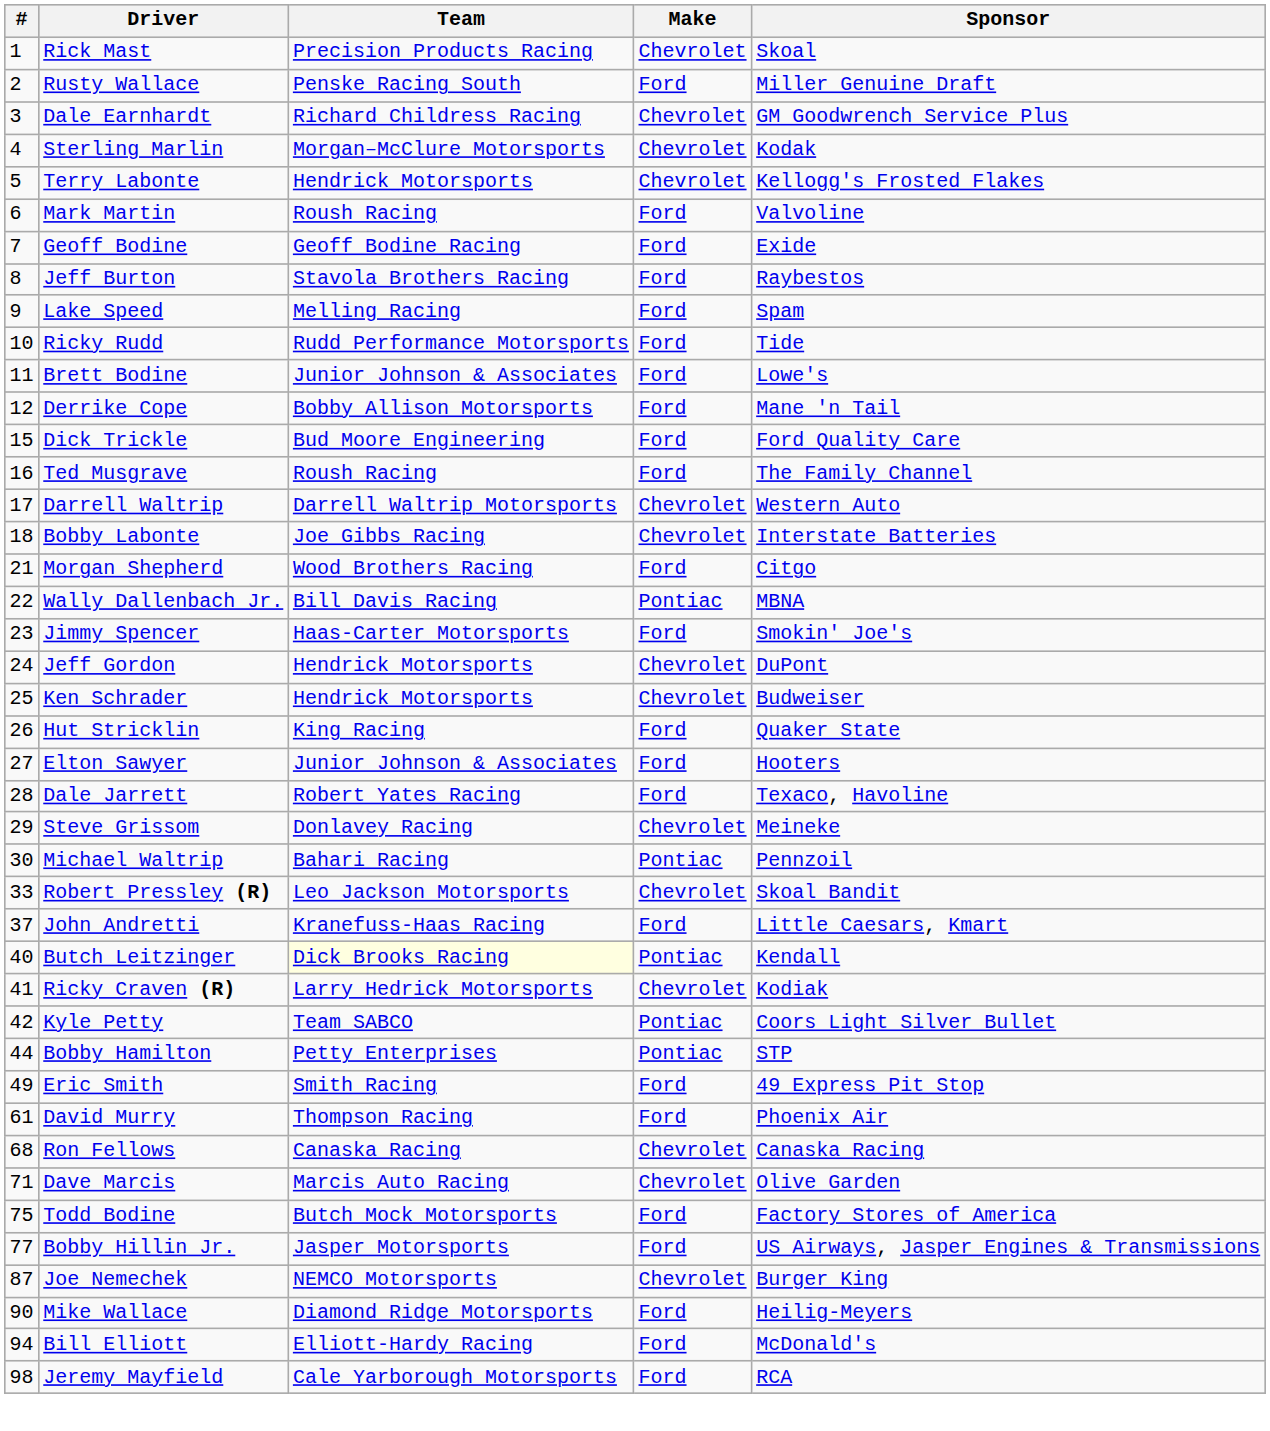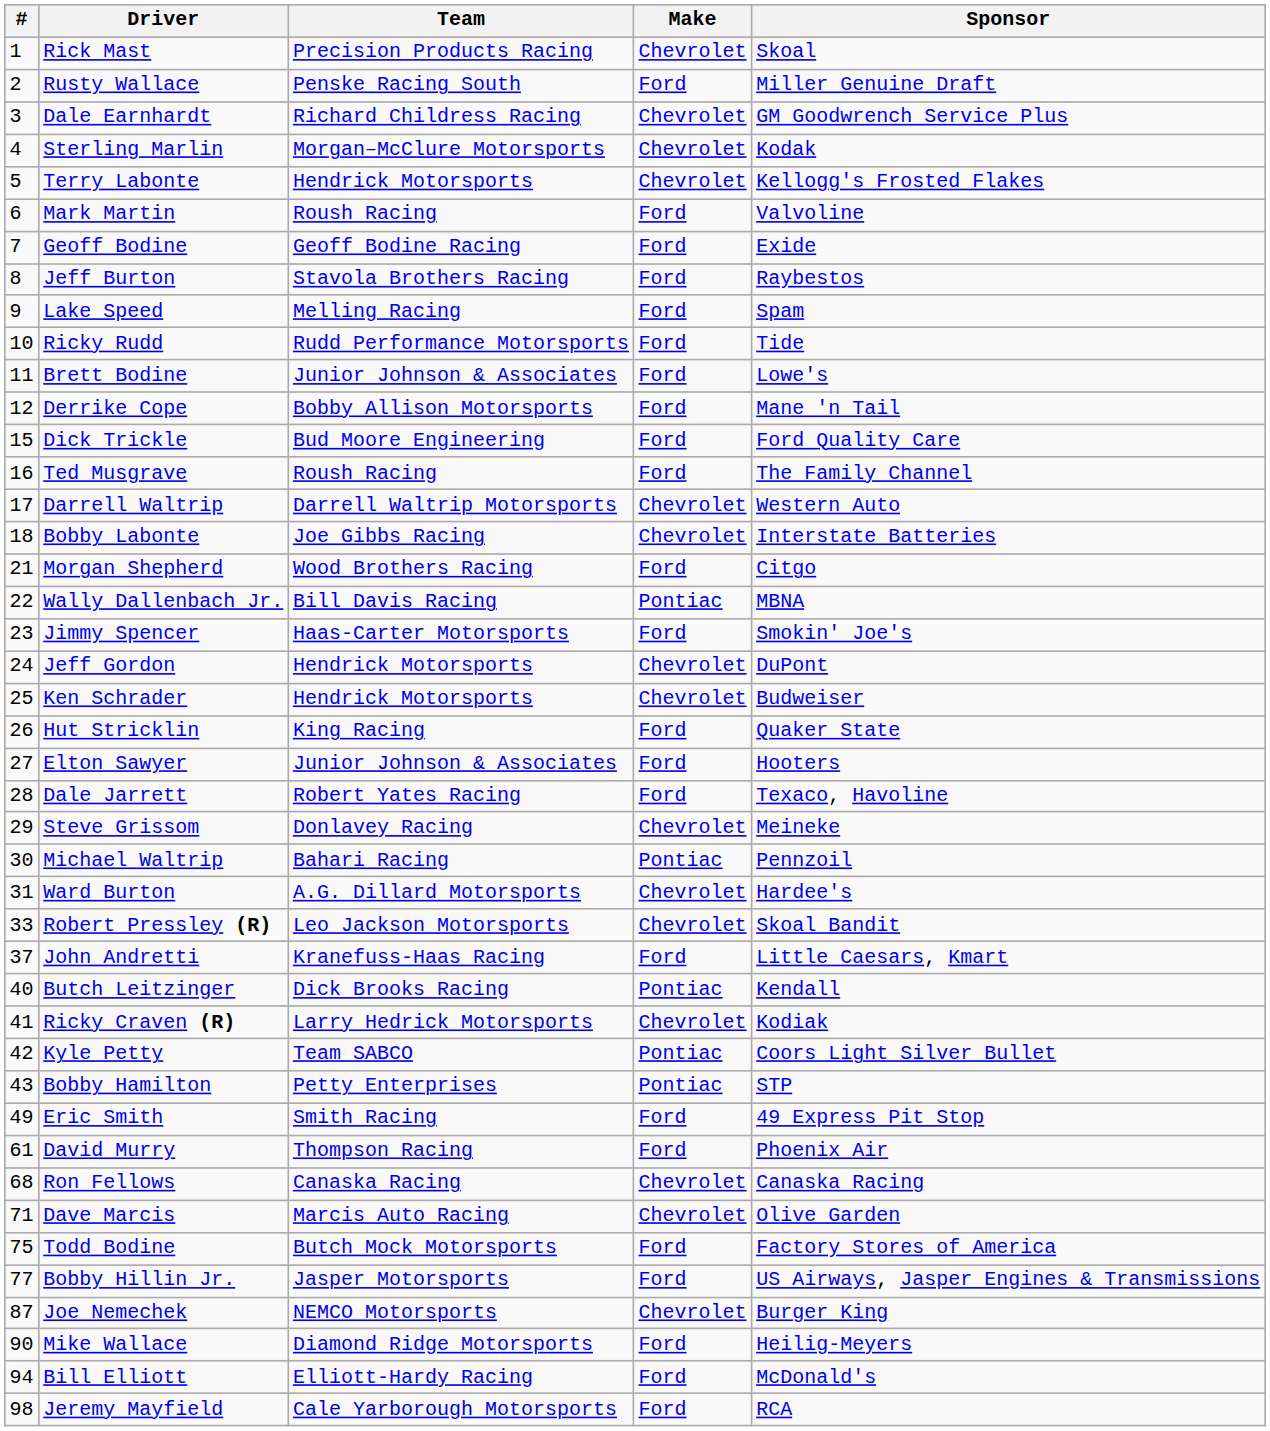+ row: (109, 893)
(401, 958) lightyellow background -> (401, 990) no background
(22, 1055) 44 -> (22, 1087) 43
